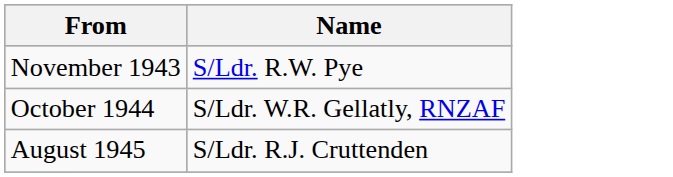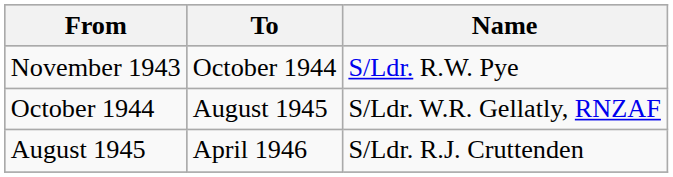+ column: (265, 25)
